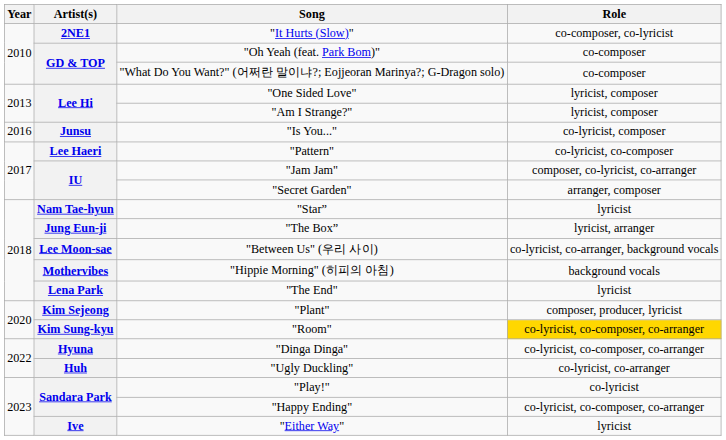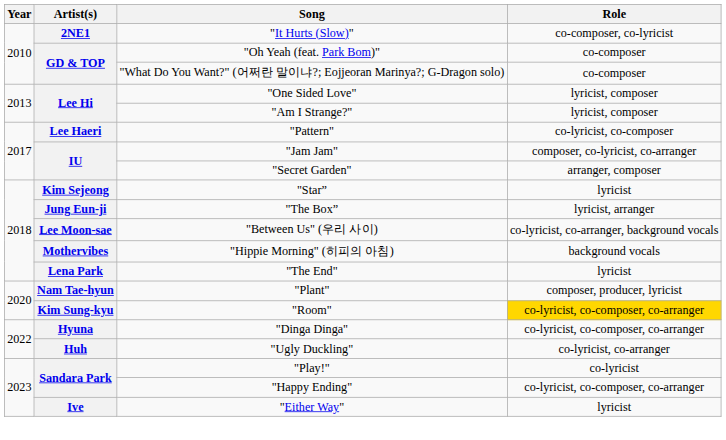- row: (312, 132)
(75, 209) Nam Tae-hyun -> (75, 189) Kim Sejeong
(75, 310) Kim Sejeong -> (75, 290) Nam Tae-hyun
